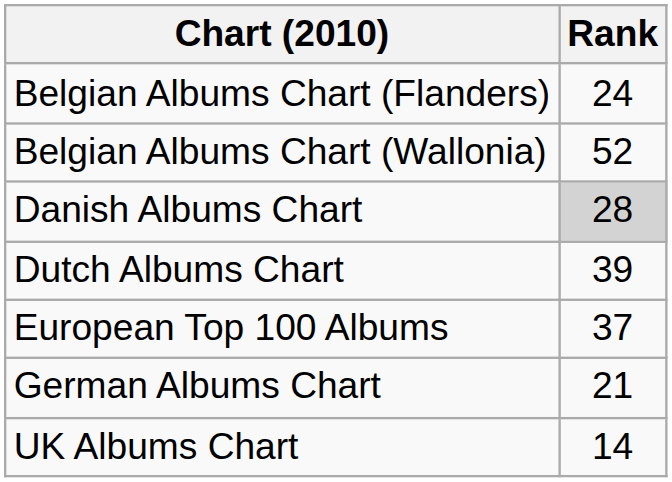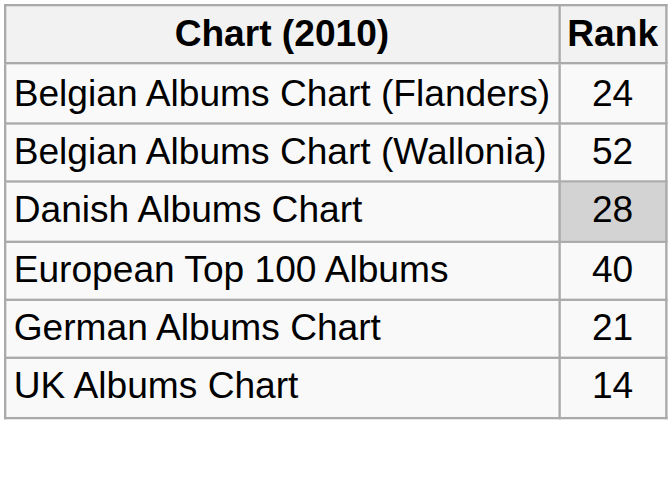- row: (179, 269)
(613, 328) 37 -> (613, 269) 40
